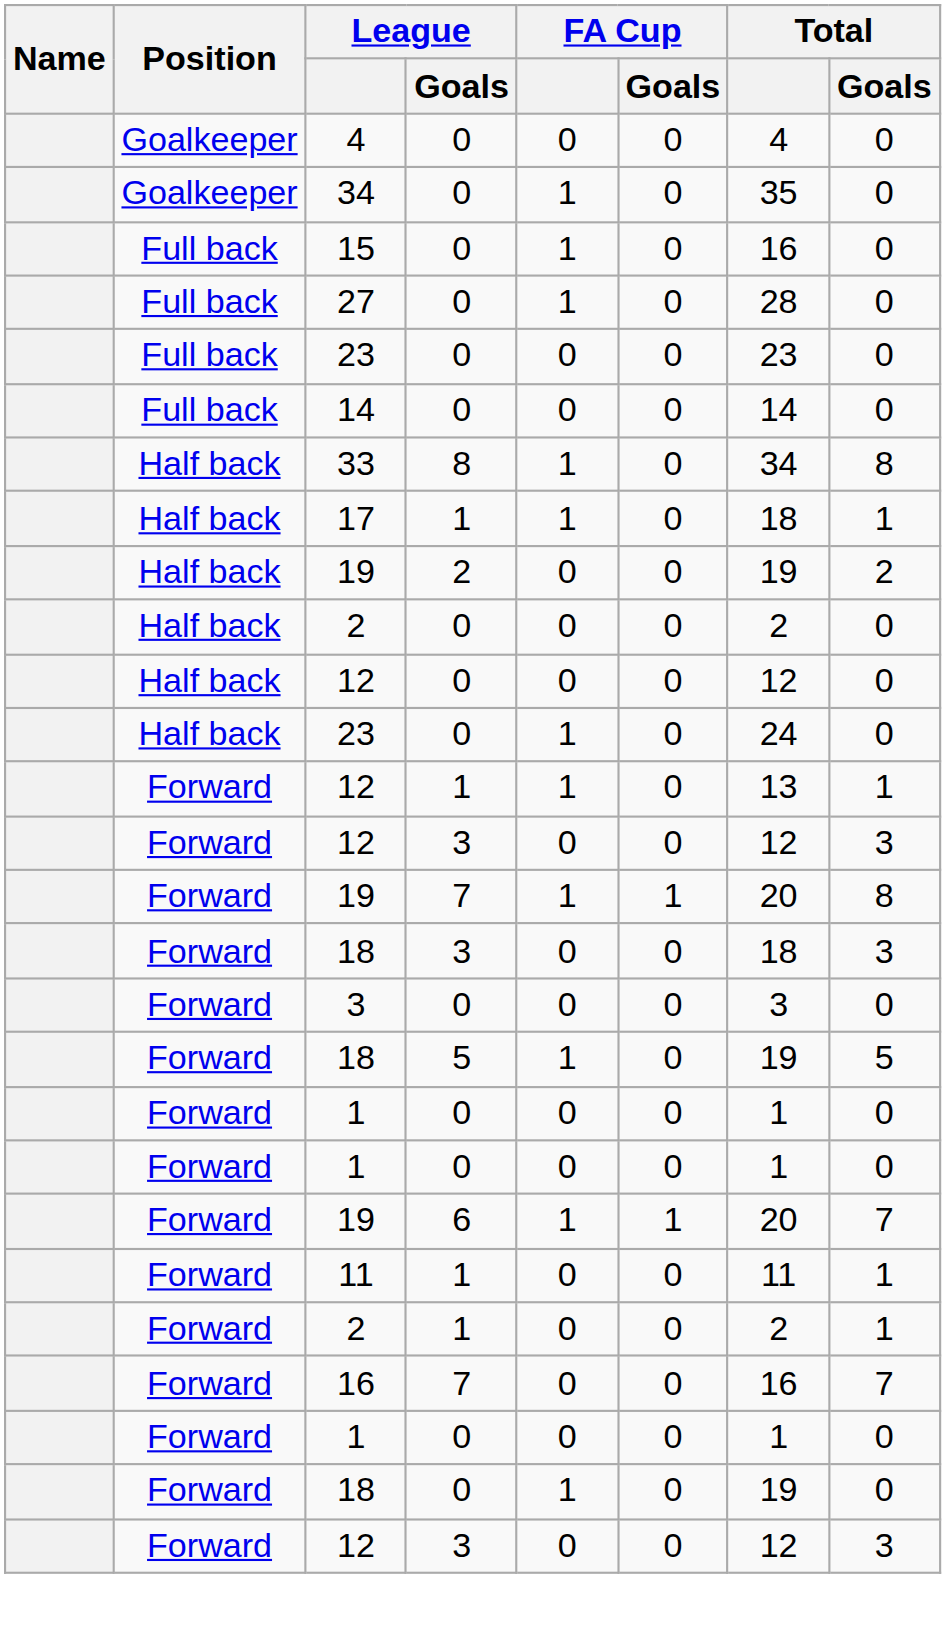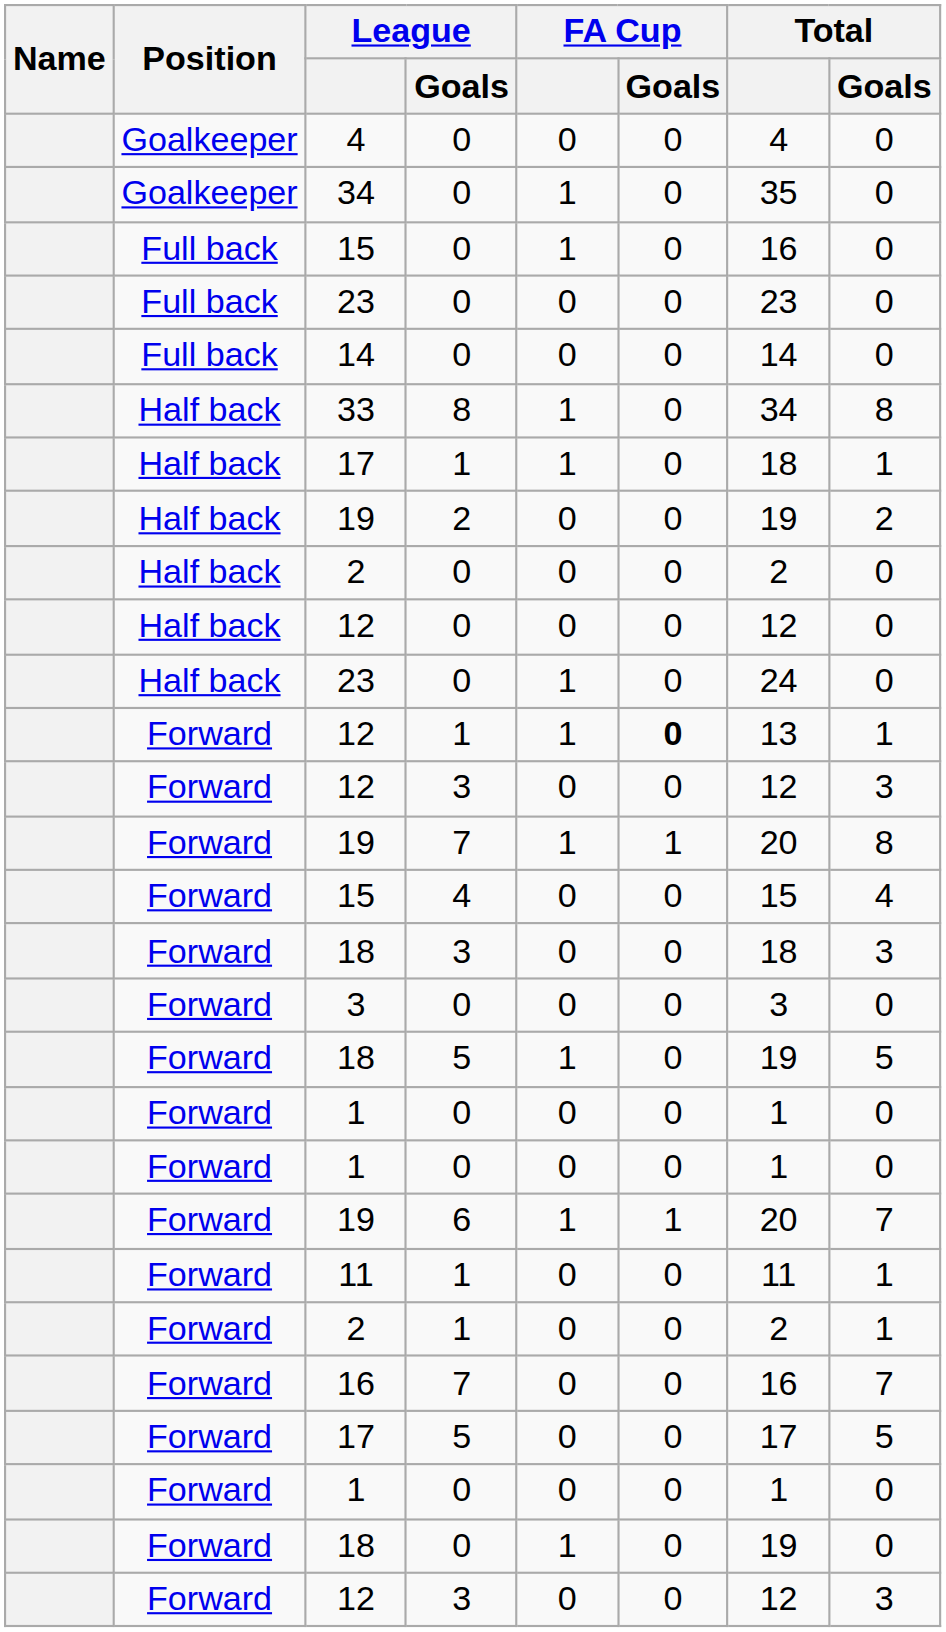- row: (356, 301)
(673, 788) normal -> (673, 734) bold
+ row: (356, 896)
+ row: (356, 1436)
